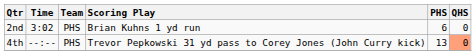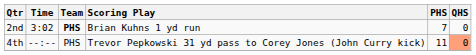(72, 27) normal -> (72, 27) bold
(444, 27) 6 -> (444, 27) 7
(441, 42) 13 -> (441, 42) 11
